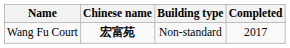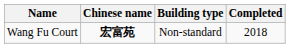(256, 32) 2017 -> (256, 32) 2018
